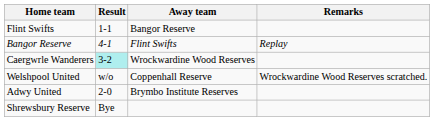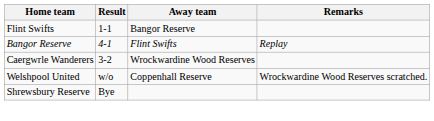(105, 60) paleturquoise background -> (105, 60) no background
- row: (34, 92)
